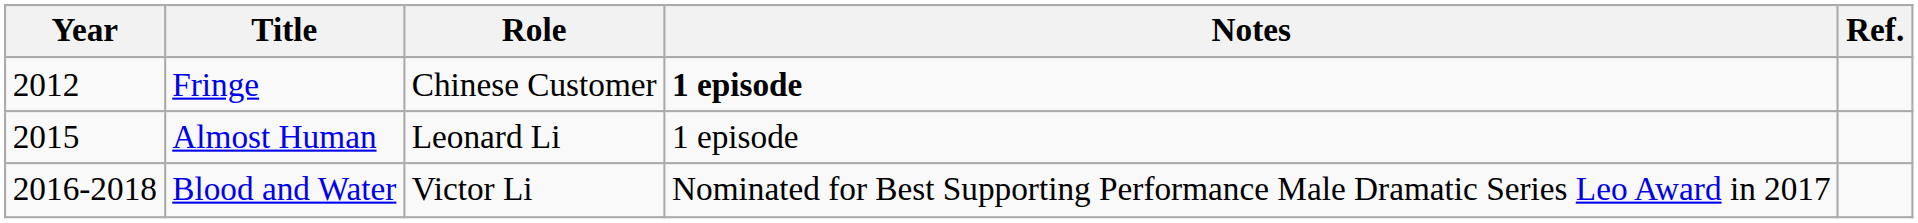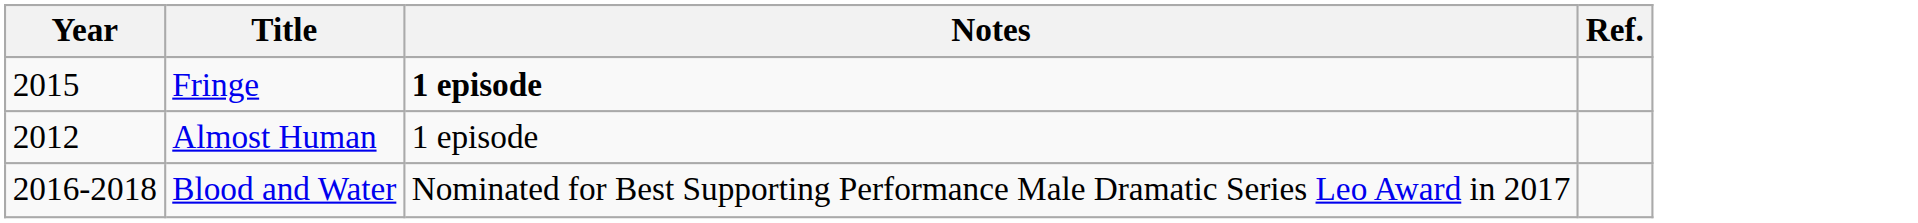- column: (534, 30)
(46, 83) 2012 -> (46, 83) 2015
(46, 136) 2015 -> (46, 136) 2012
